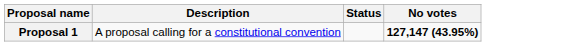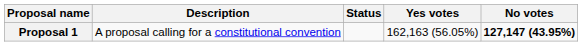+ column: (432, 13)
